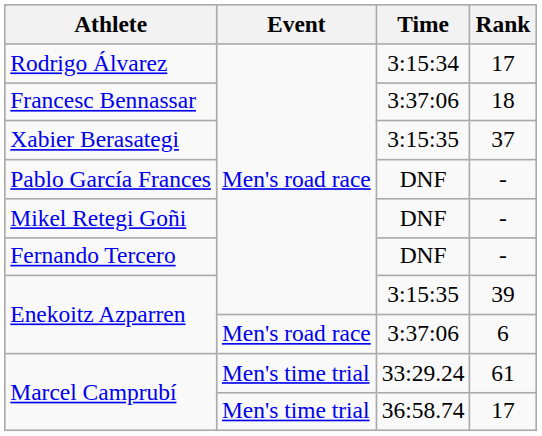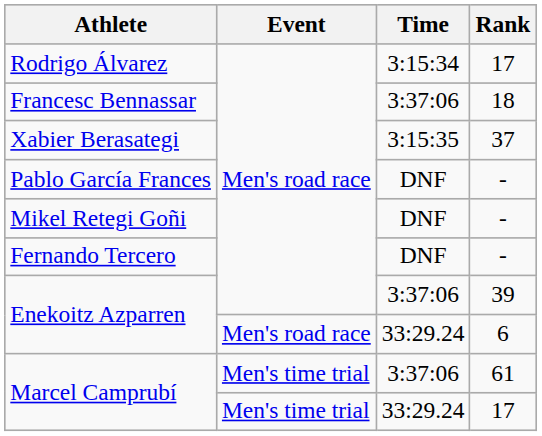(423, 295) 3:15:35 -> (423, 295) 3:37:06
(423, 333) 3:37:06 -> (423, 333) 33:29.24
(423, 372) 33:29.24 -> (423, 372) 3:37:06
(423, 411) 36:58.74 -> (423, 411) 33:29.24
